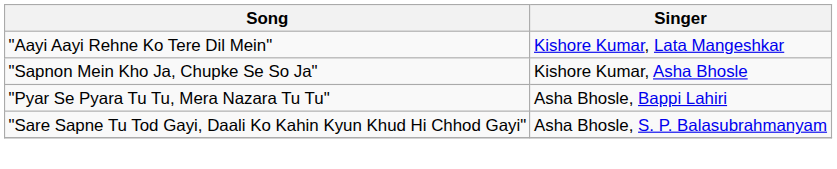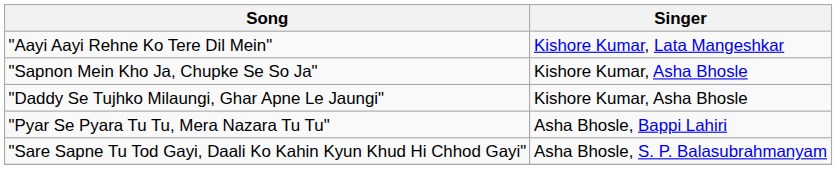+ row: (196, 98)
